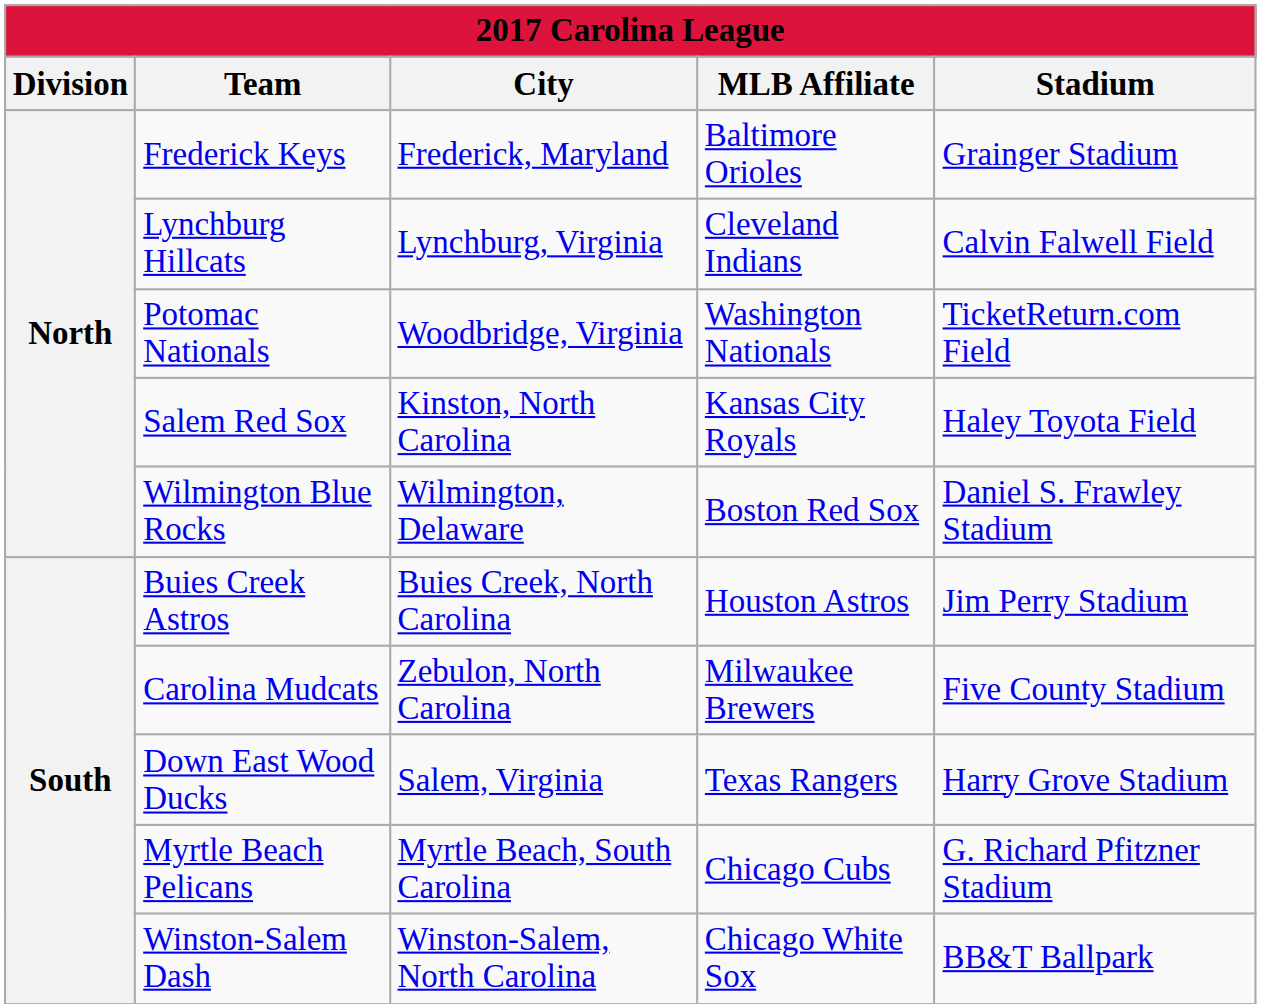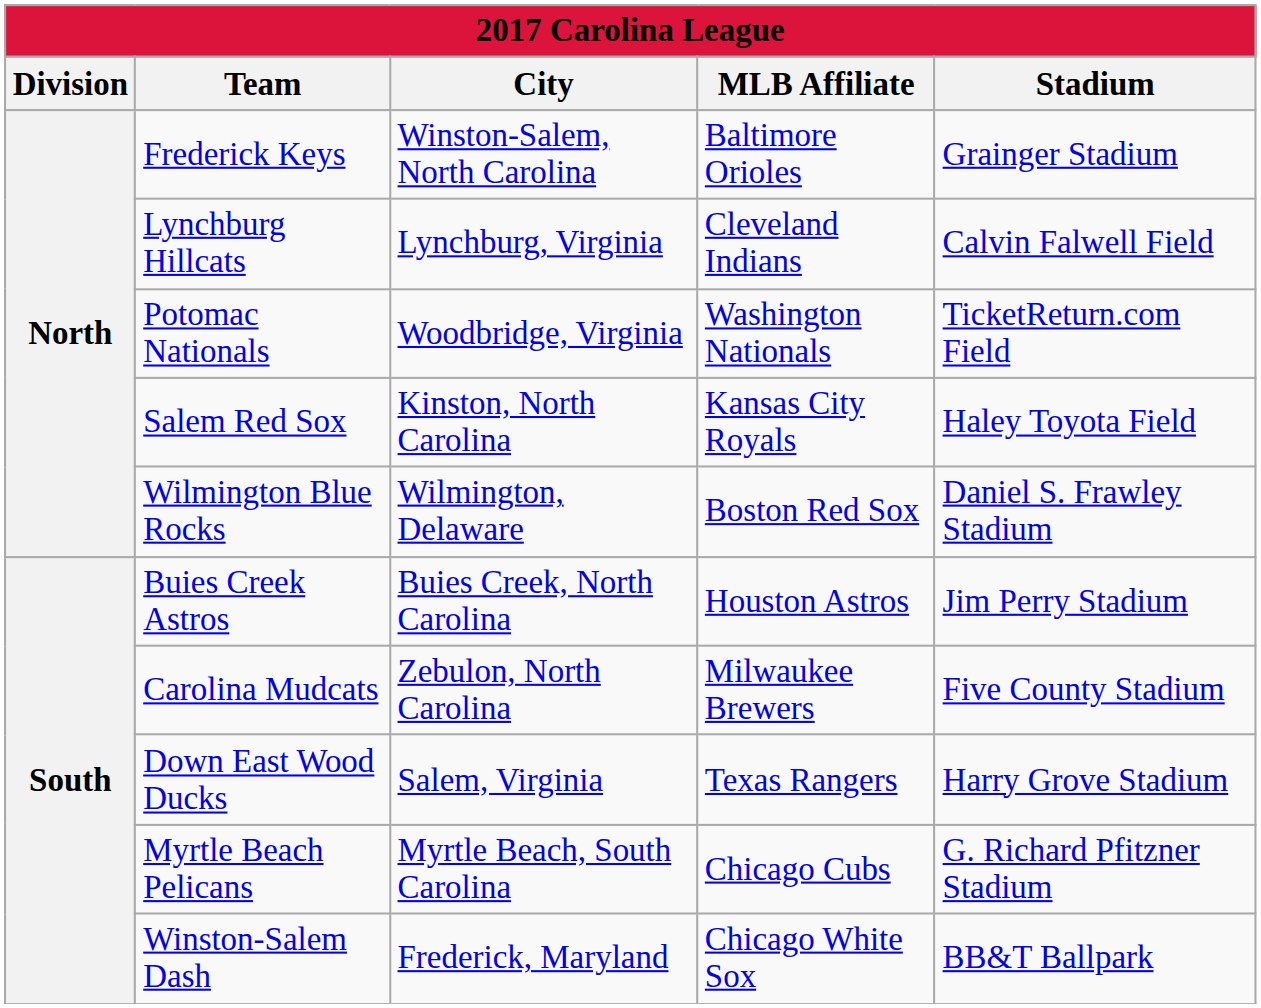(533, 153) Frederick, Maryland -> (504, 153) Winston-Salem, North Carolina
(504, 957) Winston-Salem, North Carolina -> (533, 957) Frederick, Maryland
